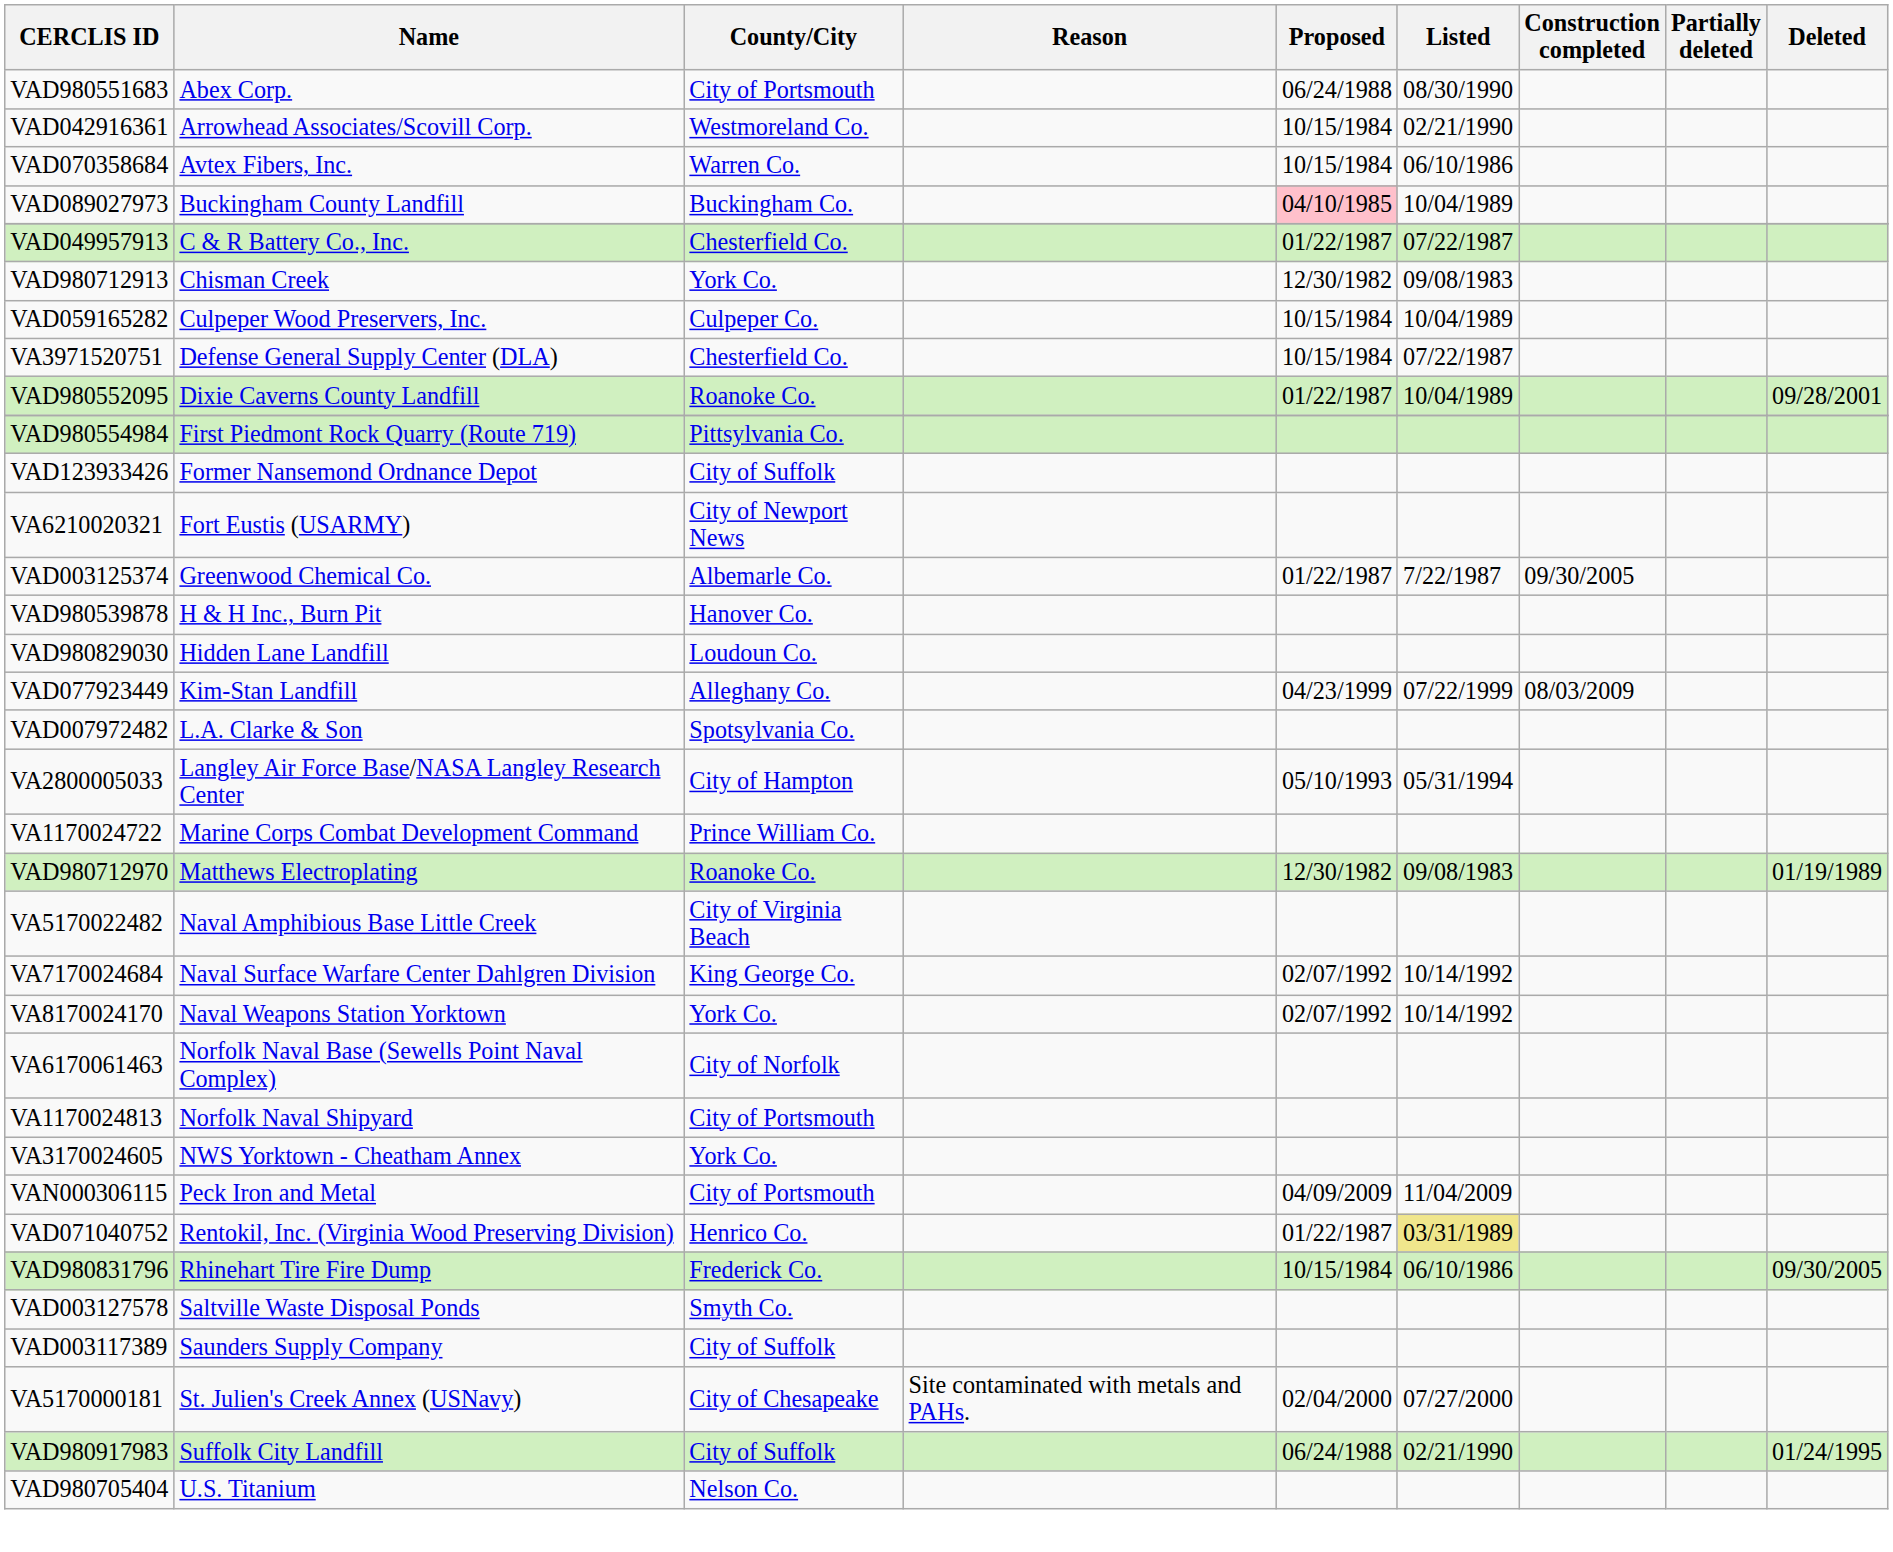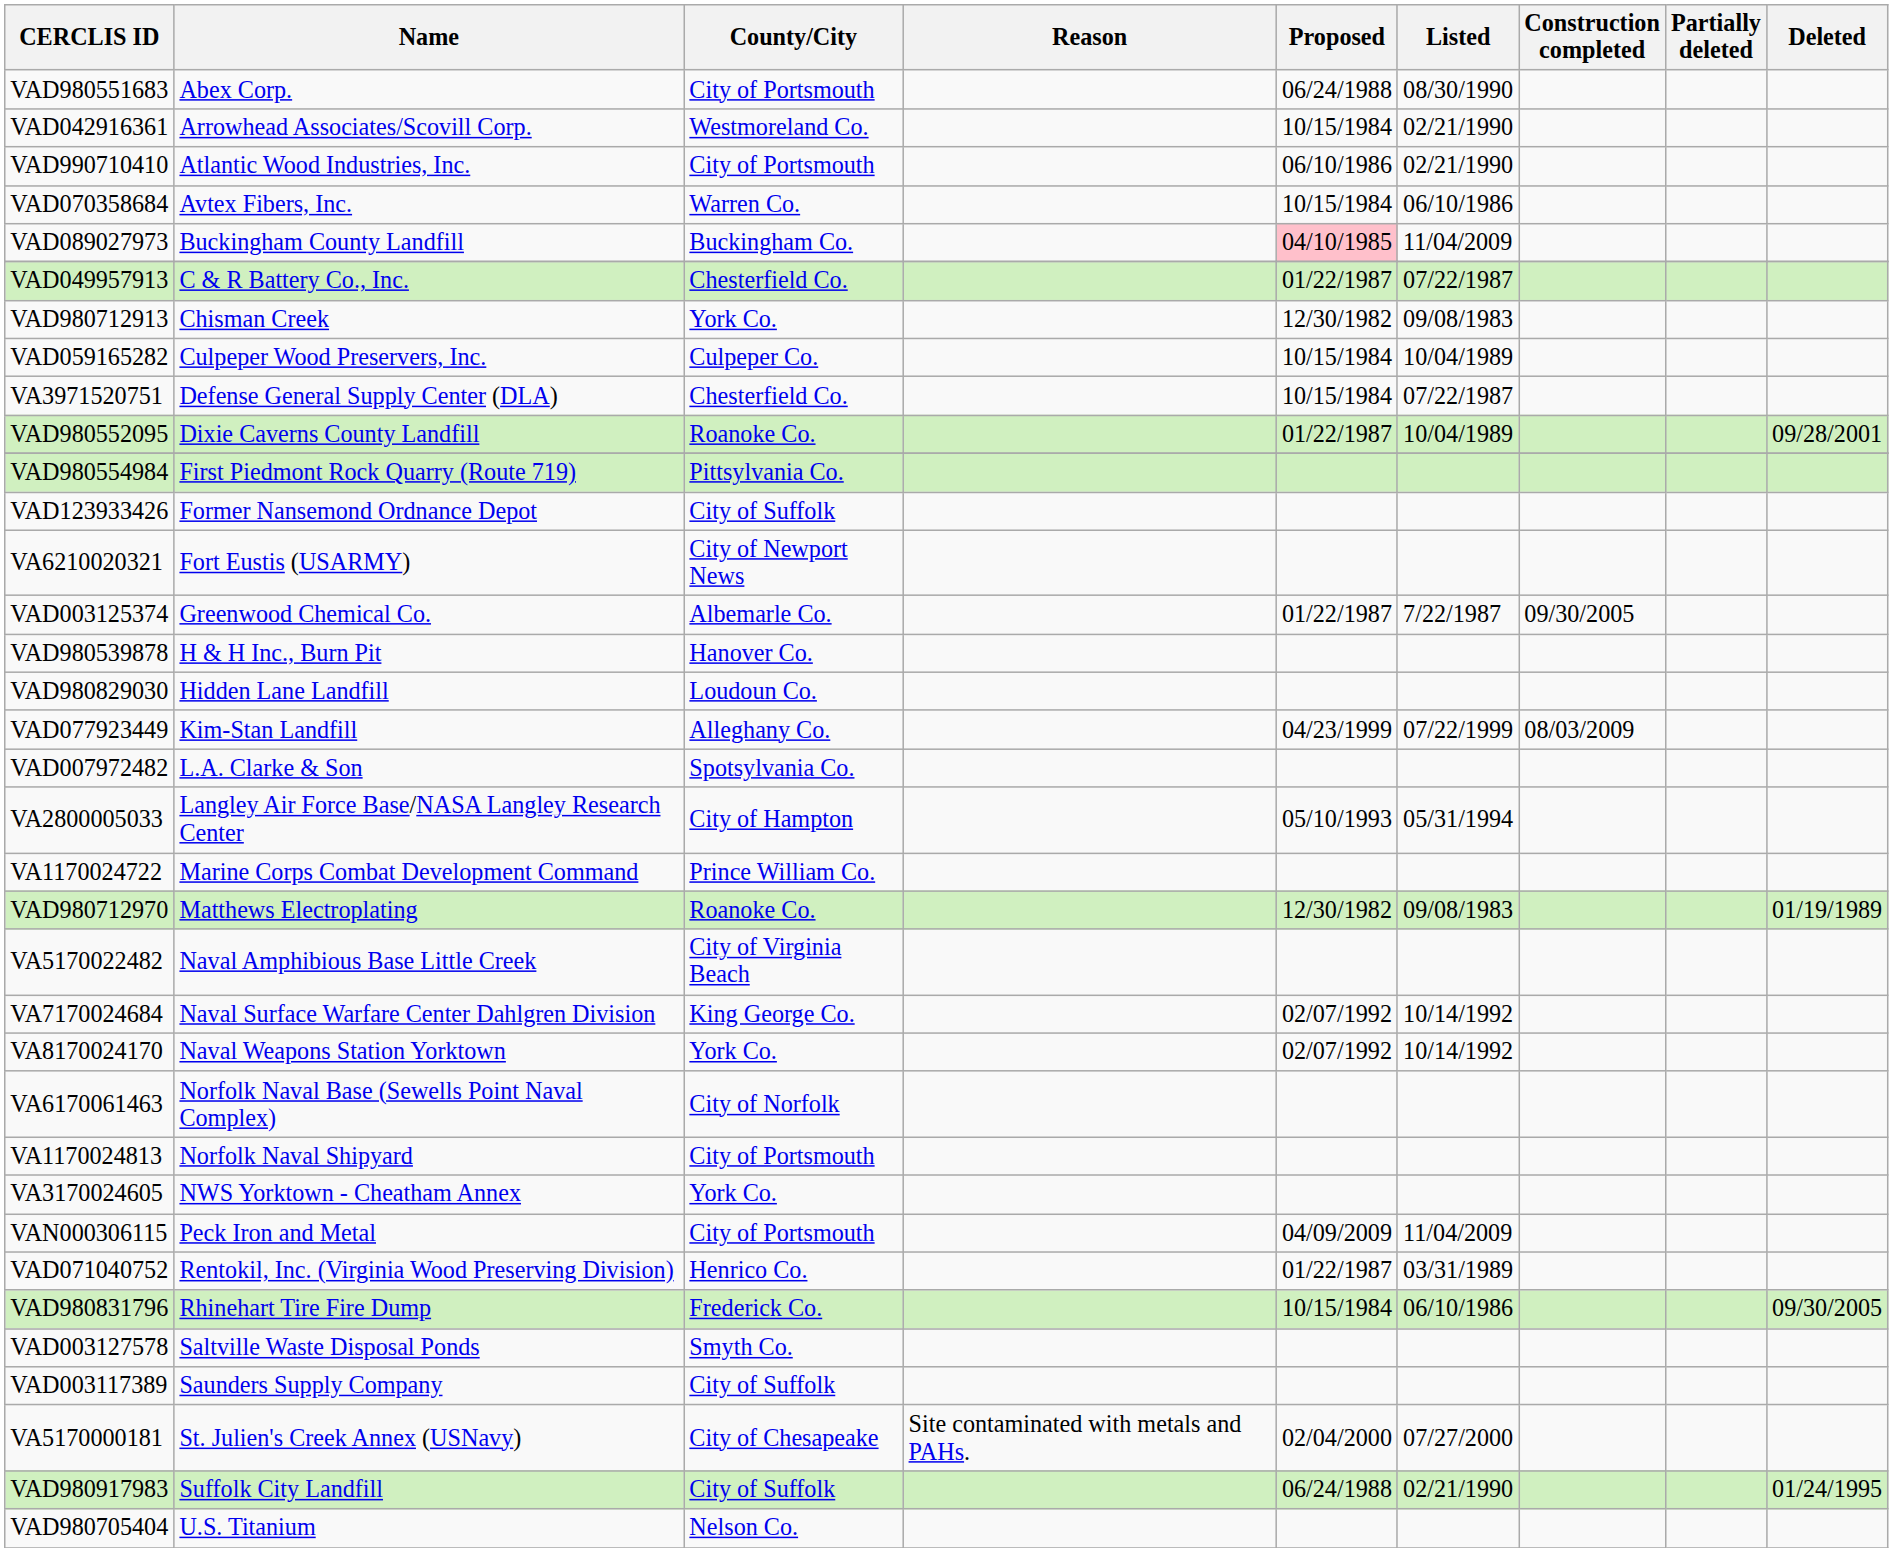+ row: (89, 165)
(1458, 204) 10/04/1989 -> (1458, 242) 11/04/2009
(1458, 1232) khaki background -> (1458, 1270) no background
